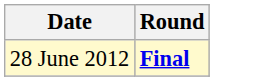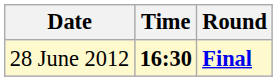+ column: (166, 22)
